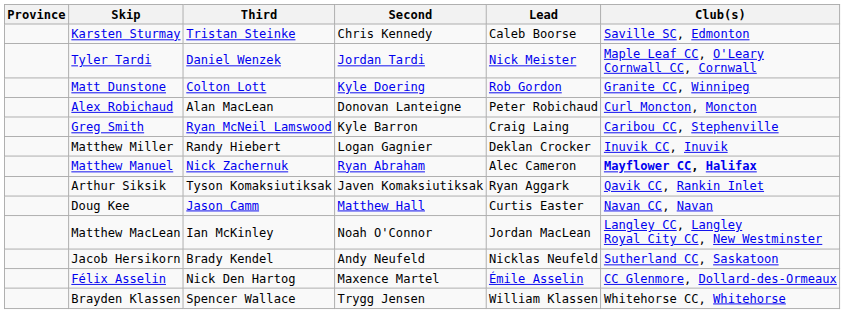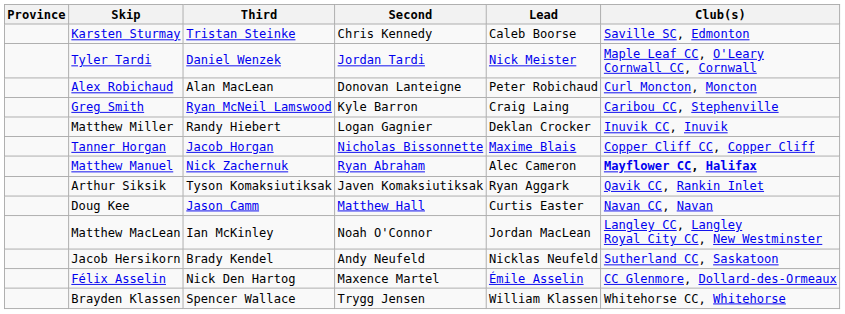- row: (119, 87)
+ row: (119, 146)
